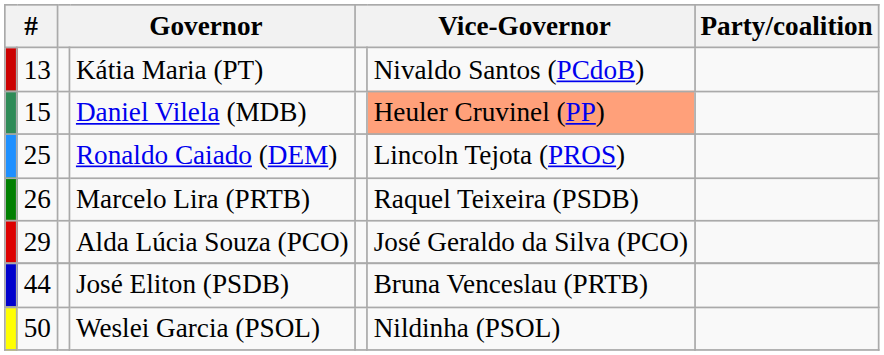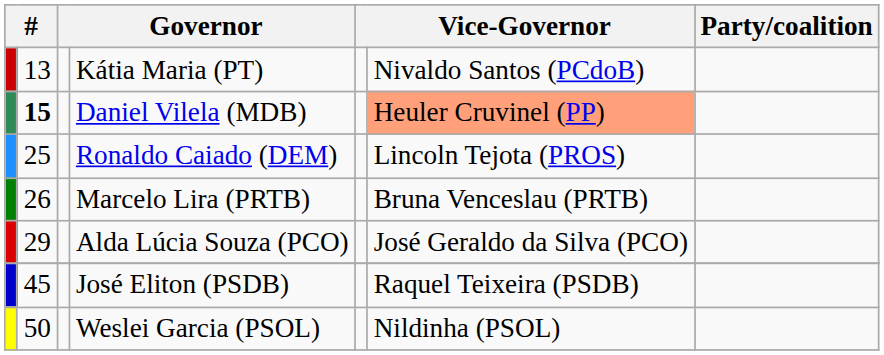(37, 112) normal -> (37, 112) bold
(506, 198) Raquel Teixeira (PSDB) -> (511, 198) Bruna Venceslau (PRTB)
(37, 284) 44 -> (37, 284) 45
(511, 284) Bruna Venceslau (PRTB) -> (506, 284) Raquel Teixeira (PSDB)
